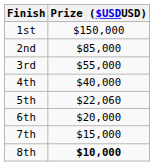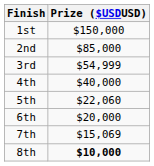(99, 65) $55,000 -> (99, 65) $54,999
(99, 135) $15,000 -> (99, 135) $15,069
